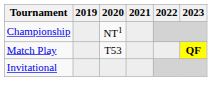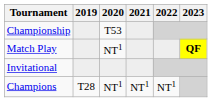(113, 31) NT1 -> (113, 30) T53
(113, 50) T53 -> (113, 49) NT1
+ row: (32, 86)
